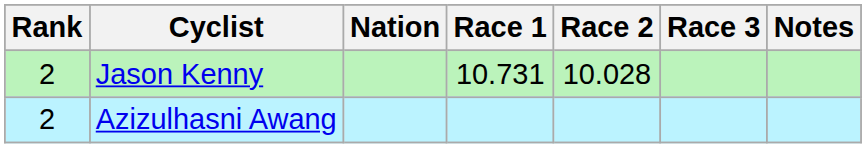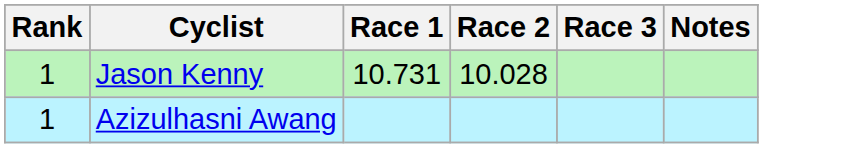- column: (395, 27)
(47, 73) 2 -> (47, 73) 1
(47, 119) 2 -> (47, 119) 1
